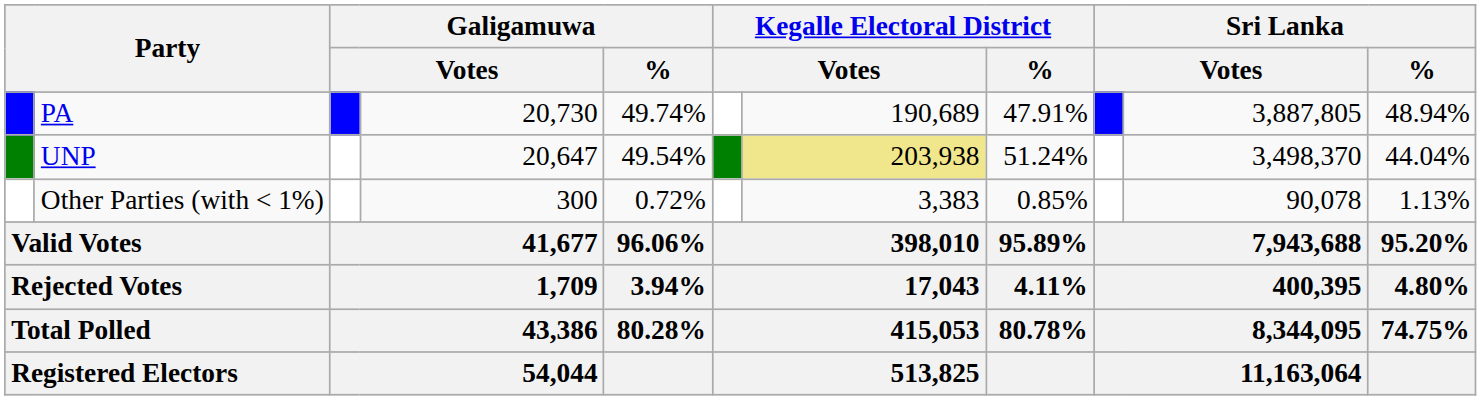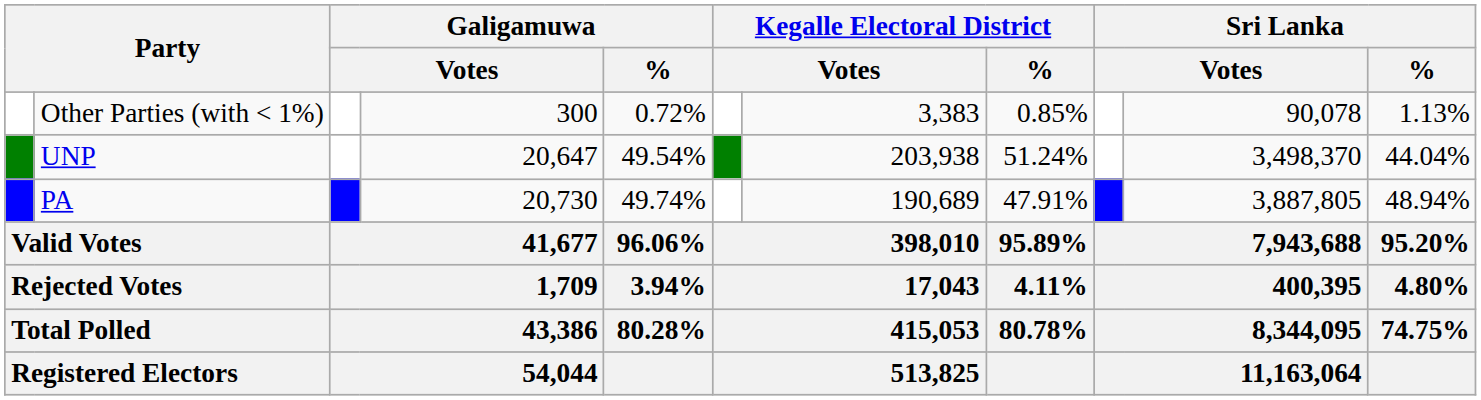rows swapped: (57, 112) <-> (182, 199)
(935, 156) khaki background -> (935, 156) no background
